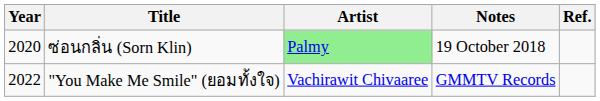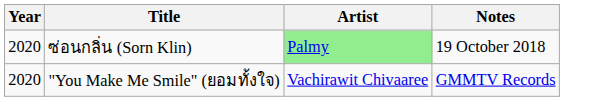- column: (577, 17)
(25, 79) 2022 -> (25, 79) 2020
